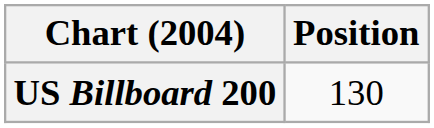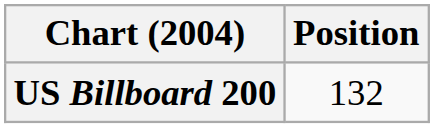(356, 91) 130 -> (356, 91) 132
